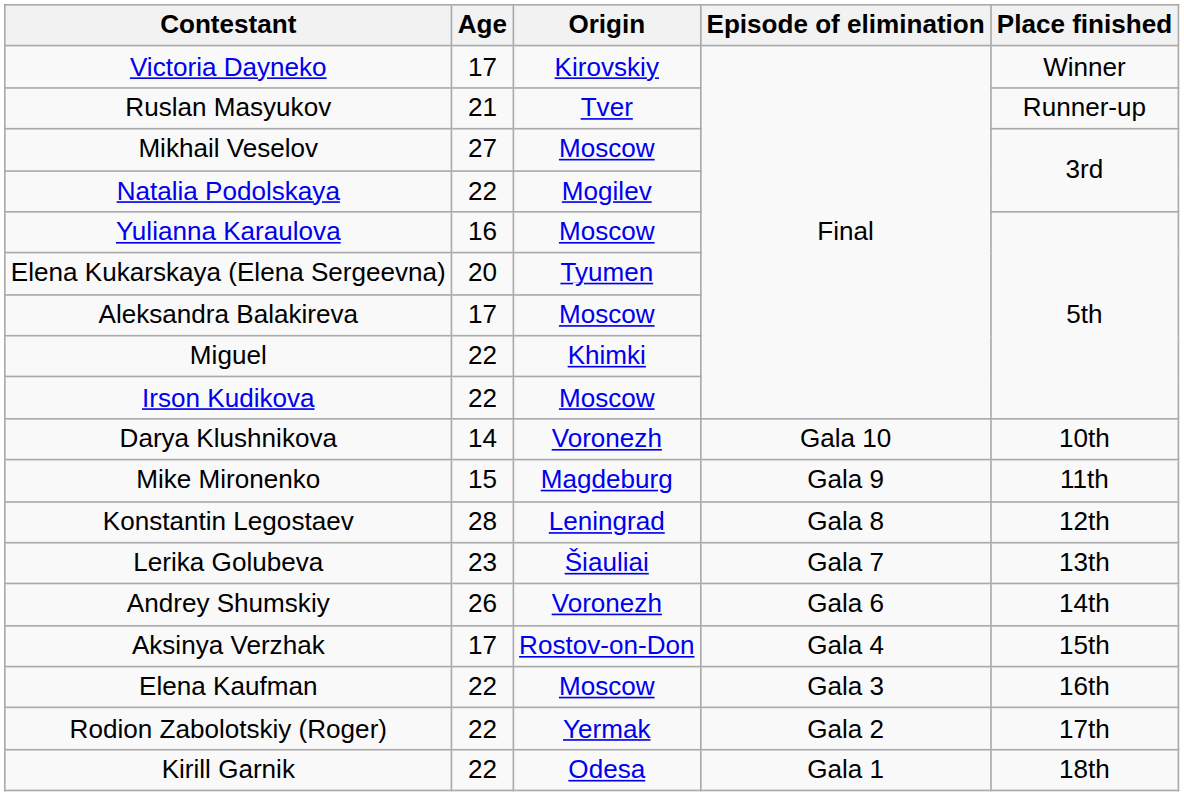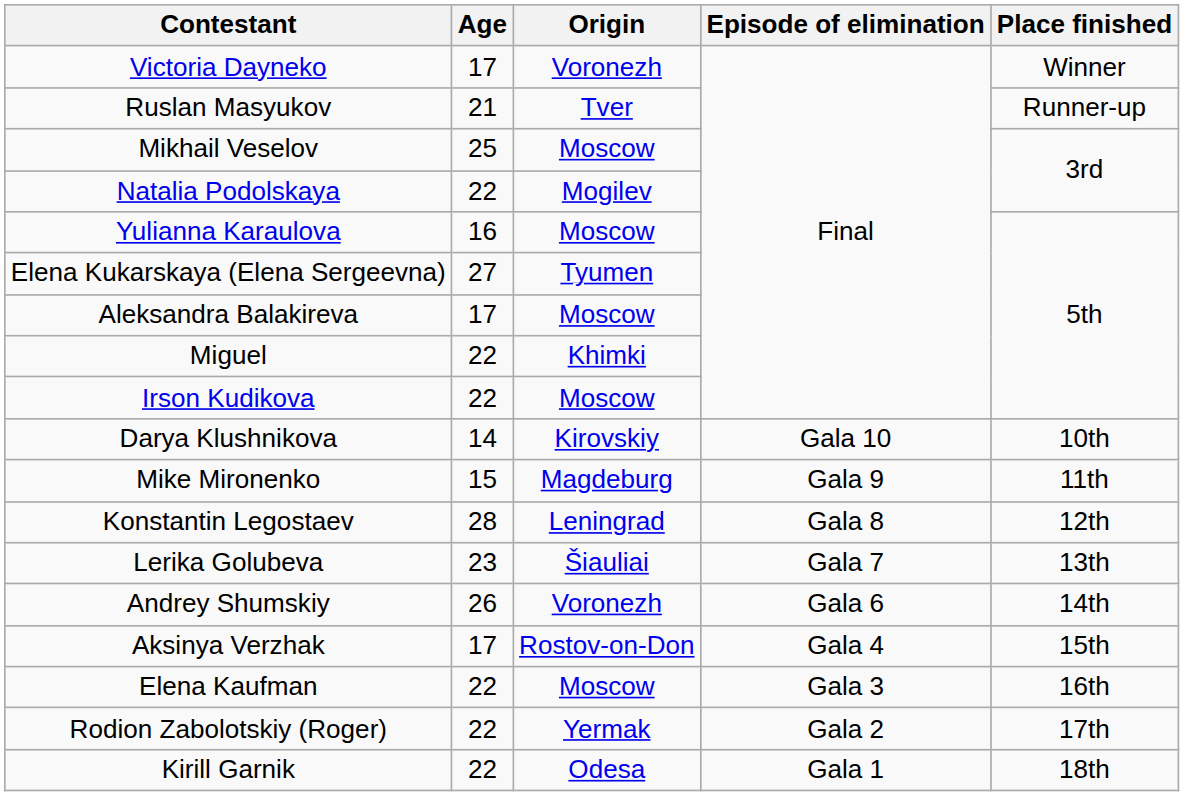(607, 66) Kirovskiy -> (607, 66) Voronezh
(482, 149) 27 -> (482, 149) 25
(482, 273) 20 -> (482, 273) 27
(607, 438) Voronezh -> (607, 438) Kirovskiy
